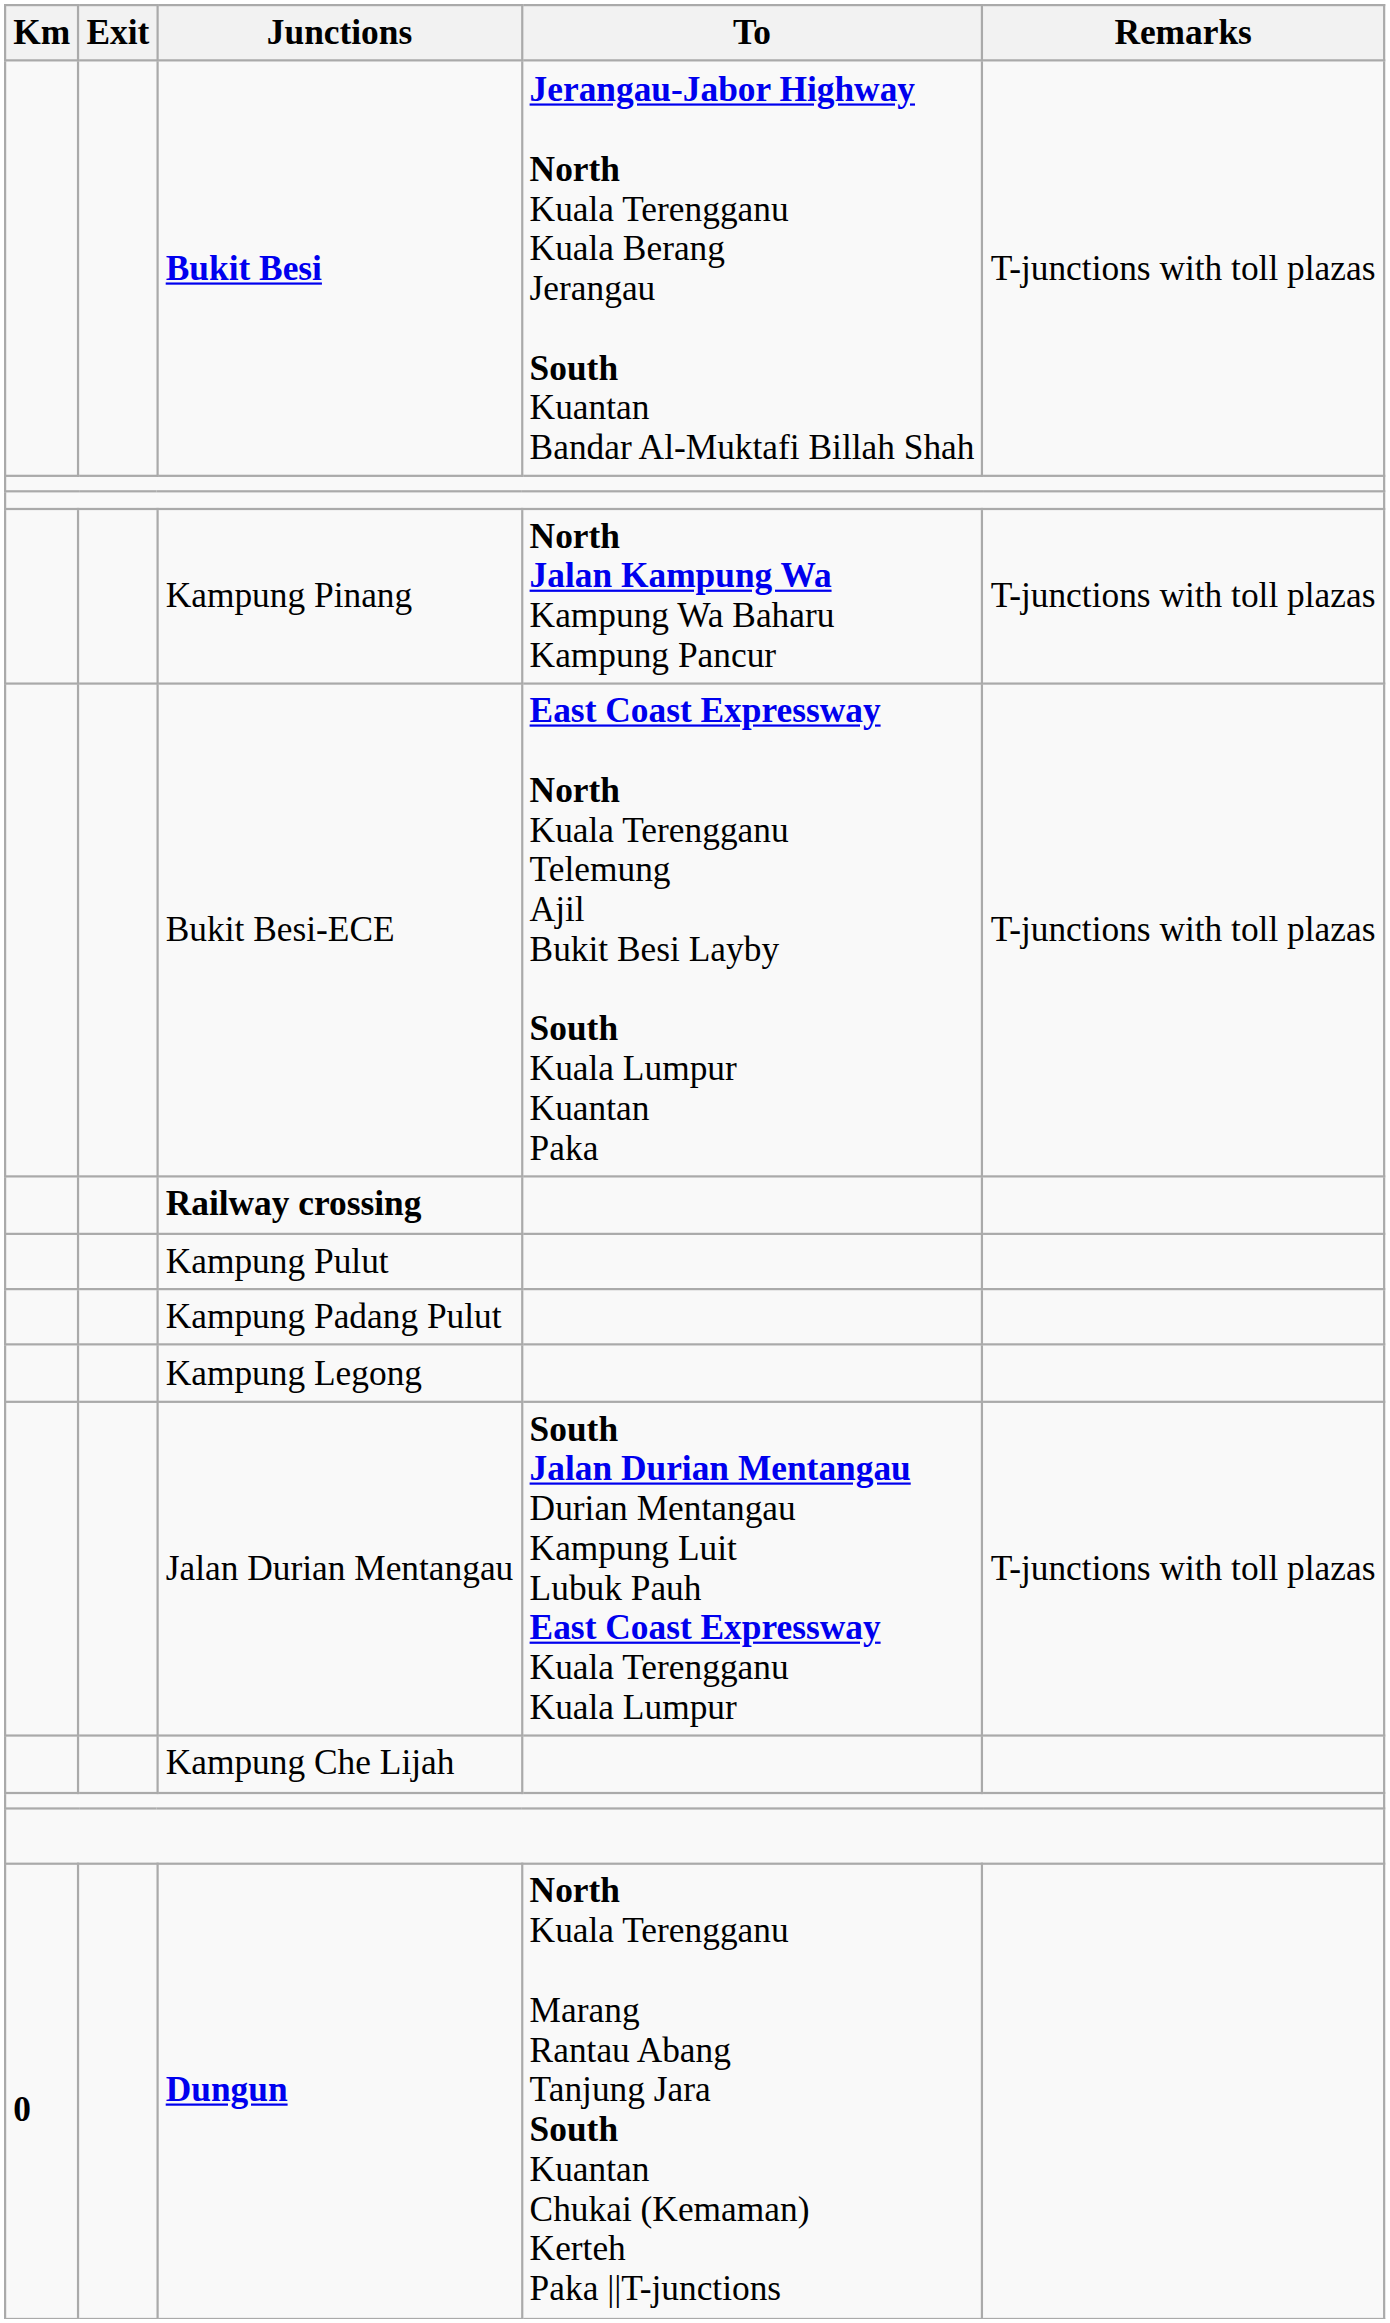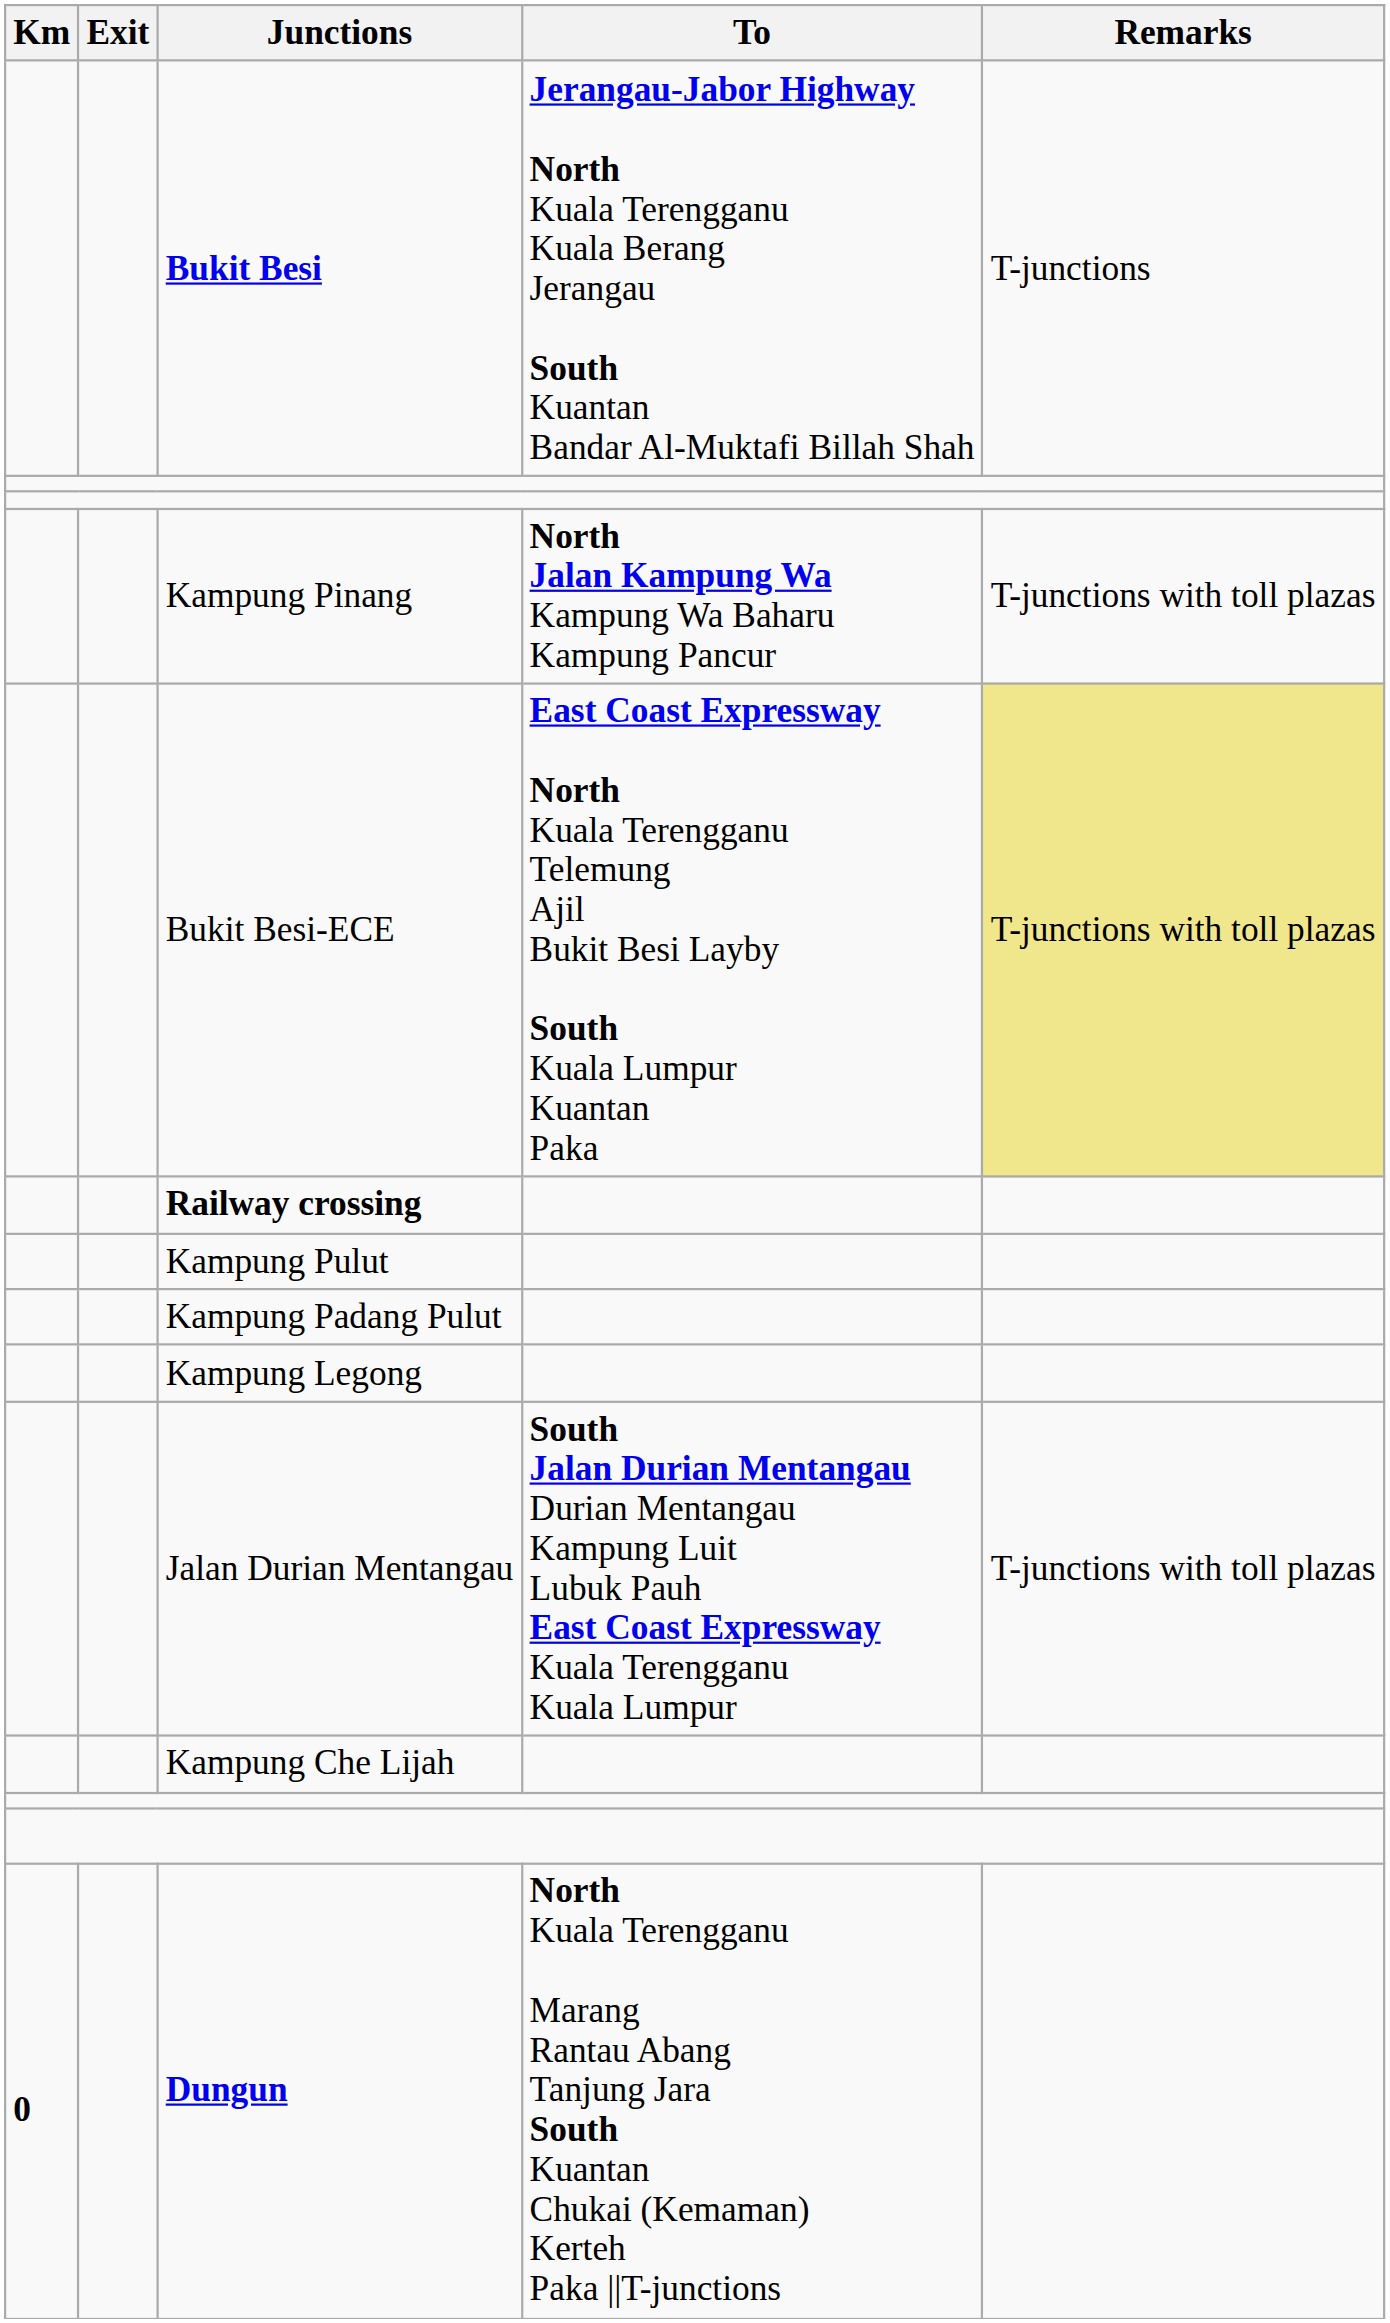(1183, 267) T-junctions with toll plazas -> (1071, 267) T-junctions
(1183, 929) no background -> (1183, 929) khaki background
